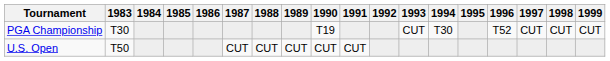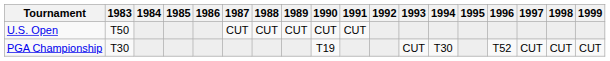rows swapped: (32, 48) <-> (55, 31)
